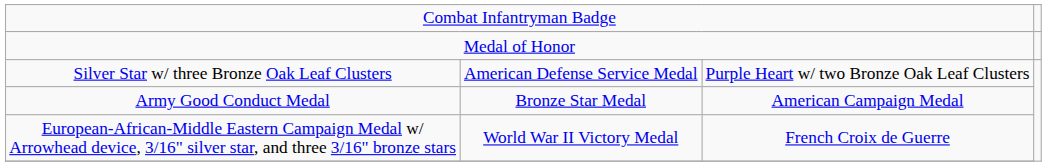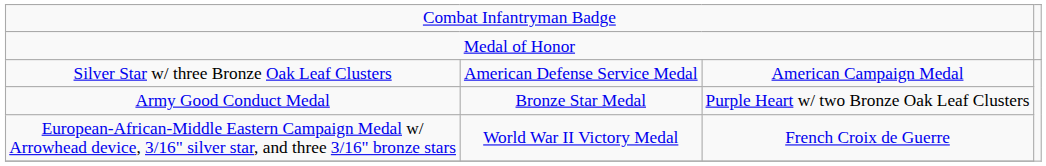(868, 73) Purple Heart w/ two Bronze Oak Leaf Clusters -> (868, 73) American Campaign Medal
(868, 100) American Campaign Medal -> (868, 100) Purple Heart w/ two Bronze Oak Leaf Clusters
